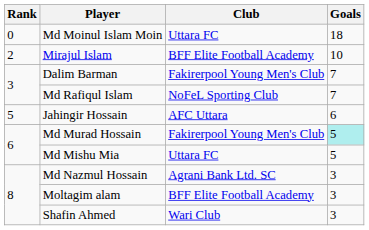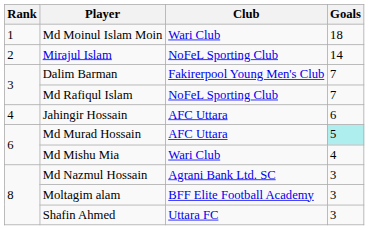(10, 34) 0 -> (10, 34) 1
(193, 34) Uttara FC -> (194, 34) Wari Club
(241, 54) BFF Elite Football Academy -> (223, 54) NoFeL Sporting Club
(336, 54) 10 -> (336, 54) 14
(10, 114) 5 -> (10, 114) 4
(246, 134) Fakirerpool Young Men's Club -> (198, 134) AFC Uttara
(193, 154) Uttara FC -> (194, 154) Wari Club
(333, 154) 5 -> (333, 154) 4
(194, 214) Wari Club -> (193, 214) Uttara FC
